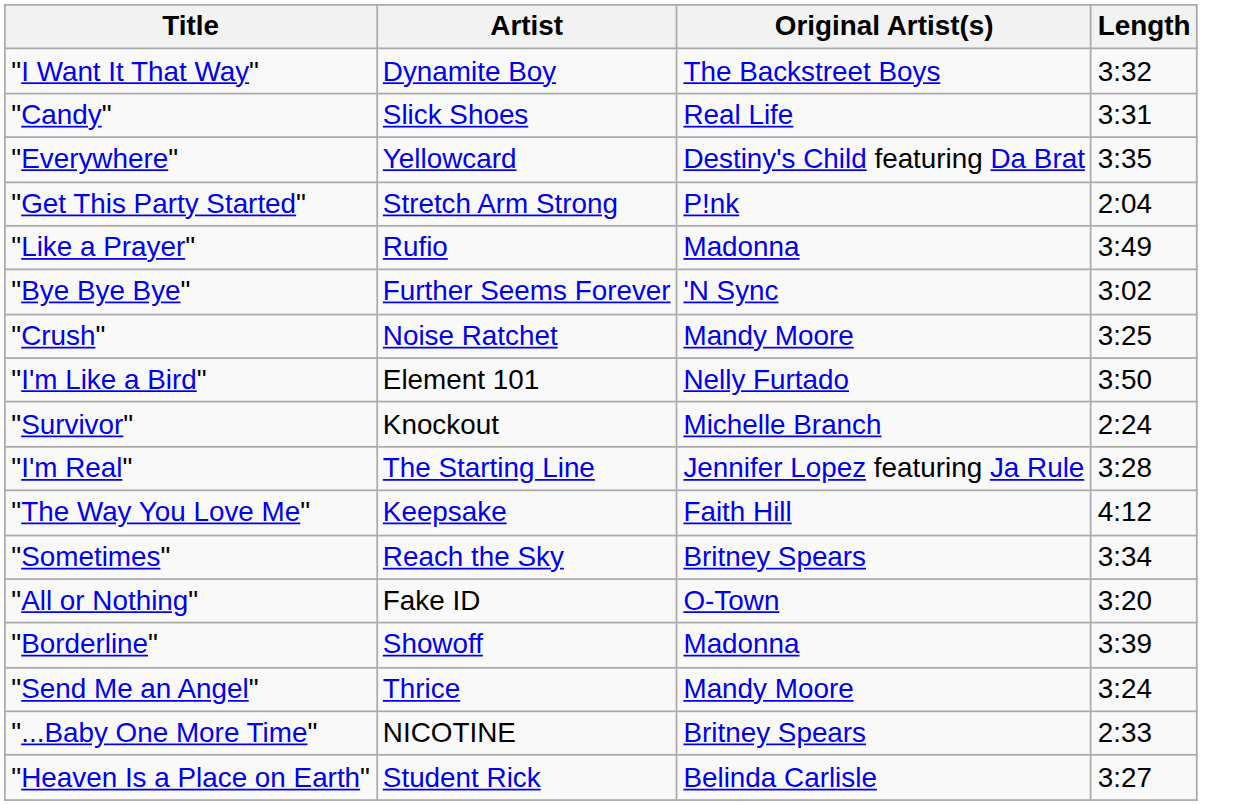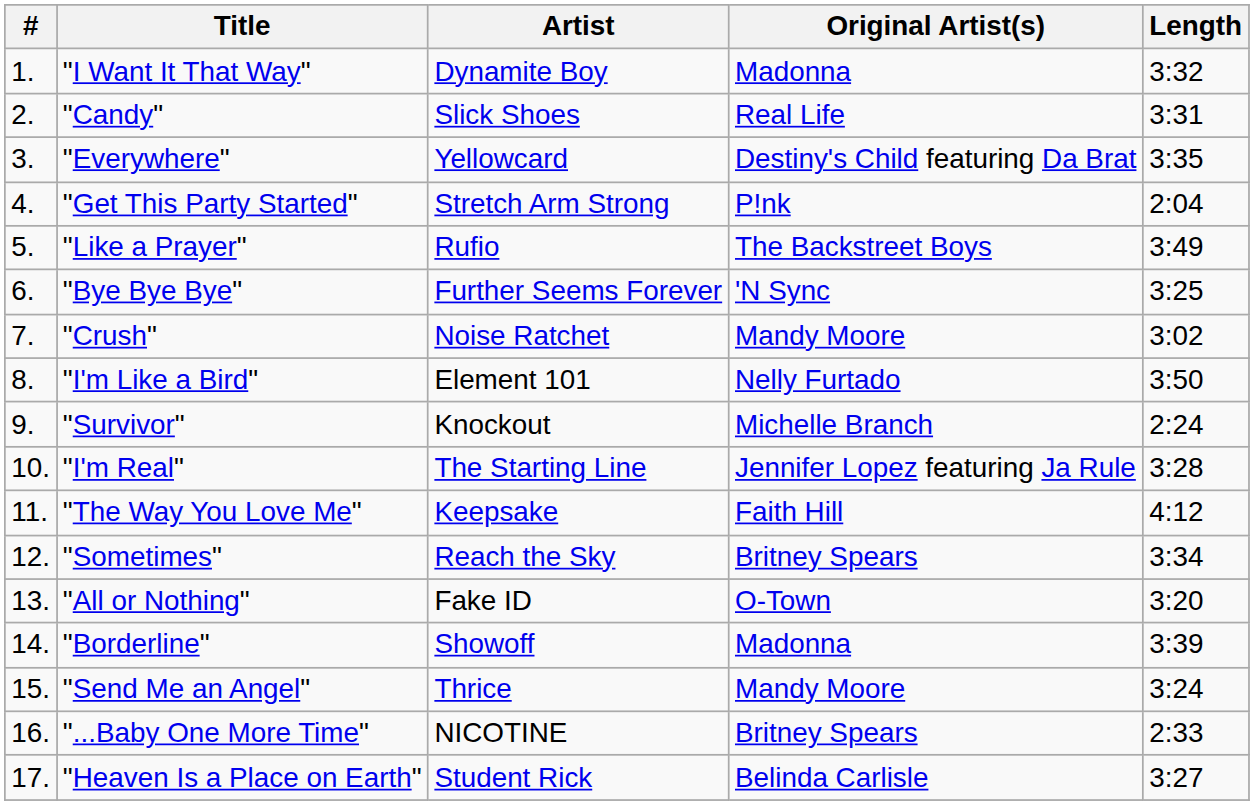+ column: (31, 26)
(812, 70) The Backstreet Boys -> (793, 70) Madonna
(741, 247) Madonna -> (863, 247) The Backstreet Boys
(1125, 291) 3:02 -> (1176, 291) 3:25
(1125, 335) 3:25 -> (1176, 335) 3:02
